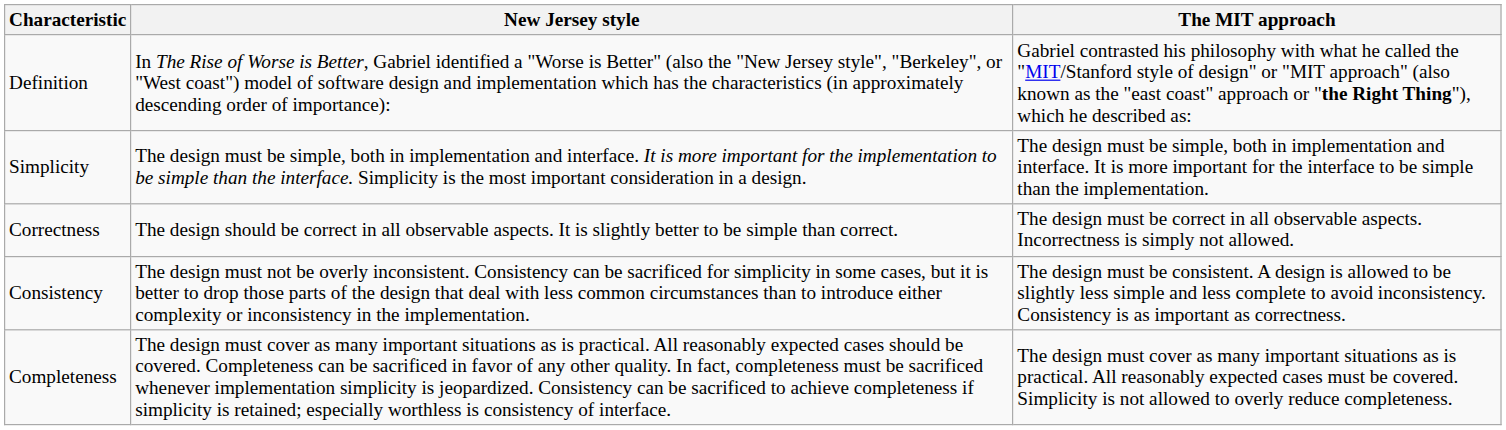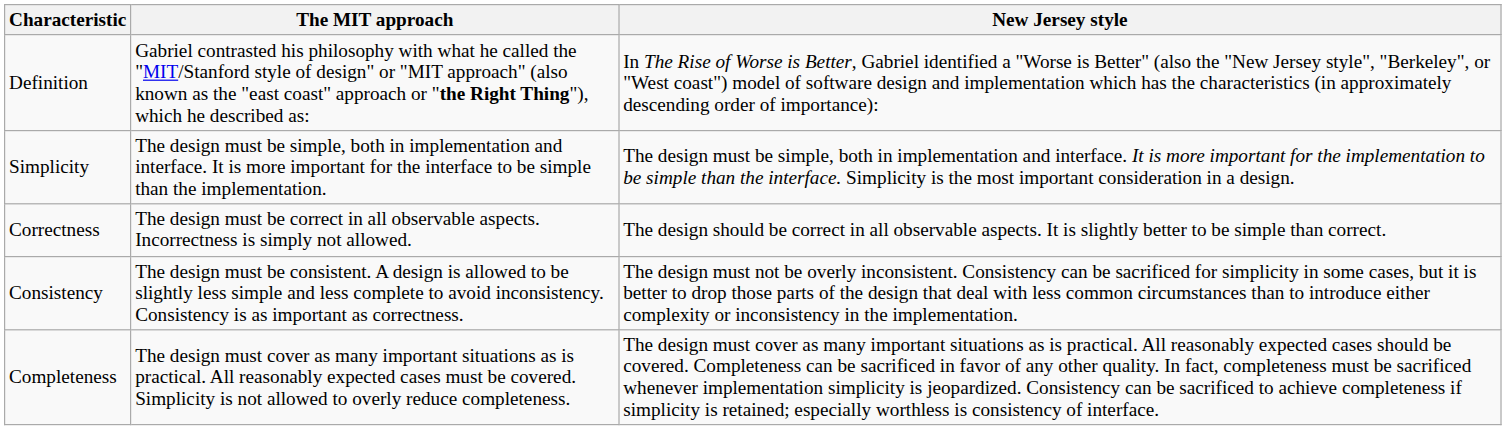columns swapped: (572, 19) <-> (1257, 19)
